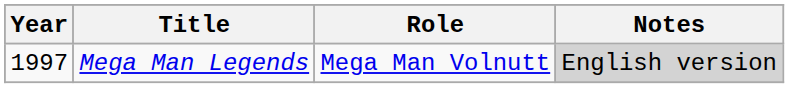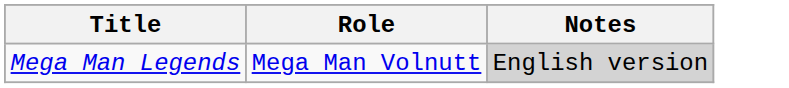- column: (39, 24)
